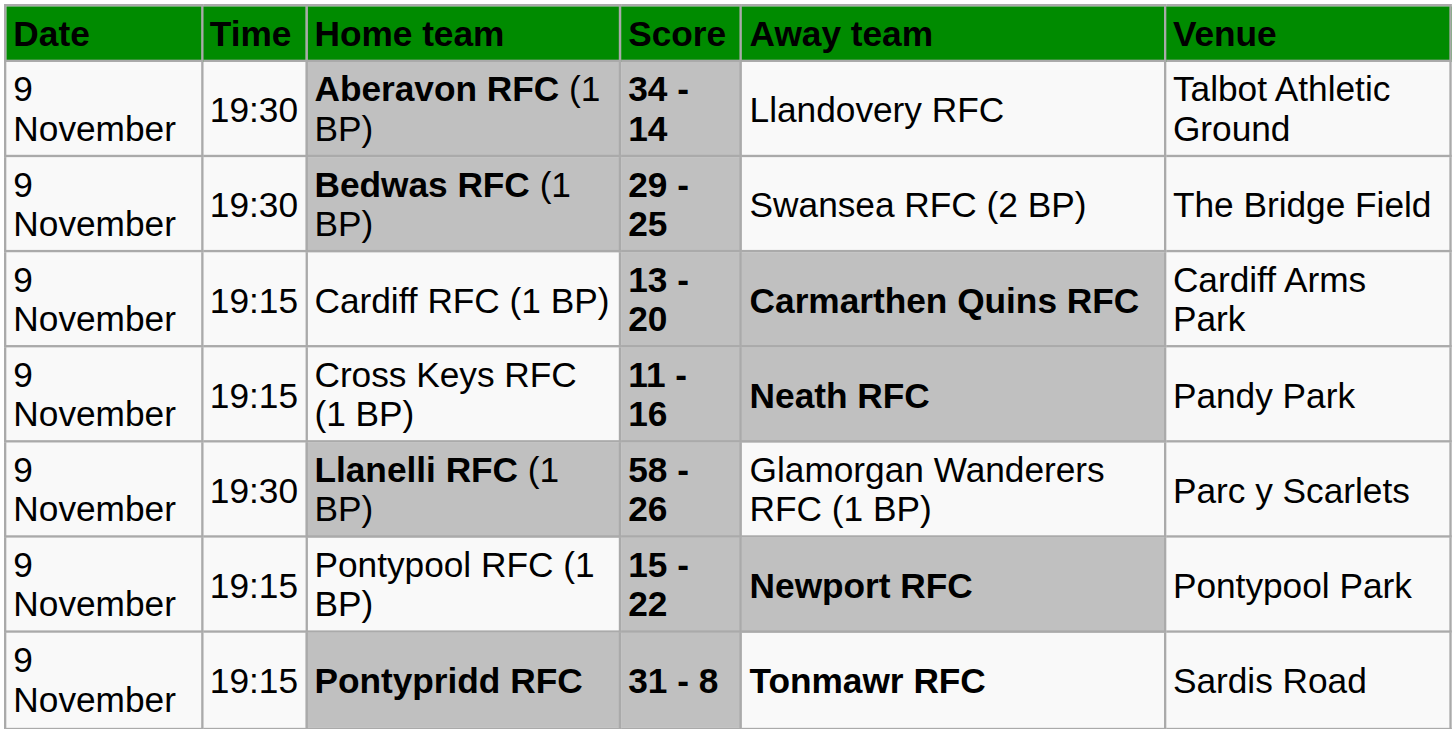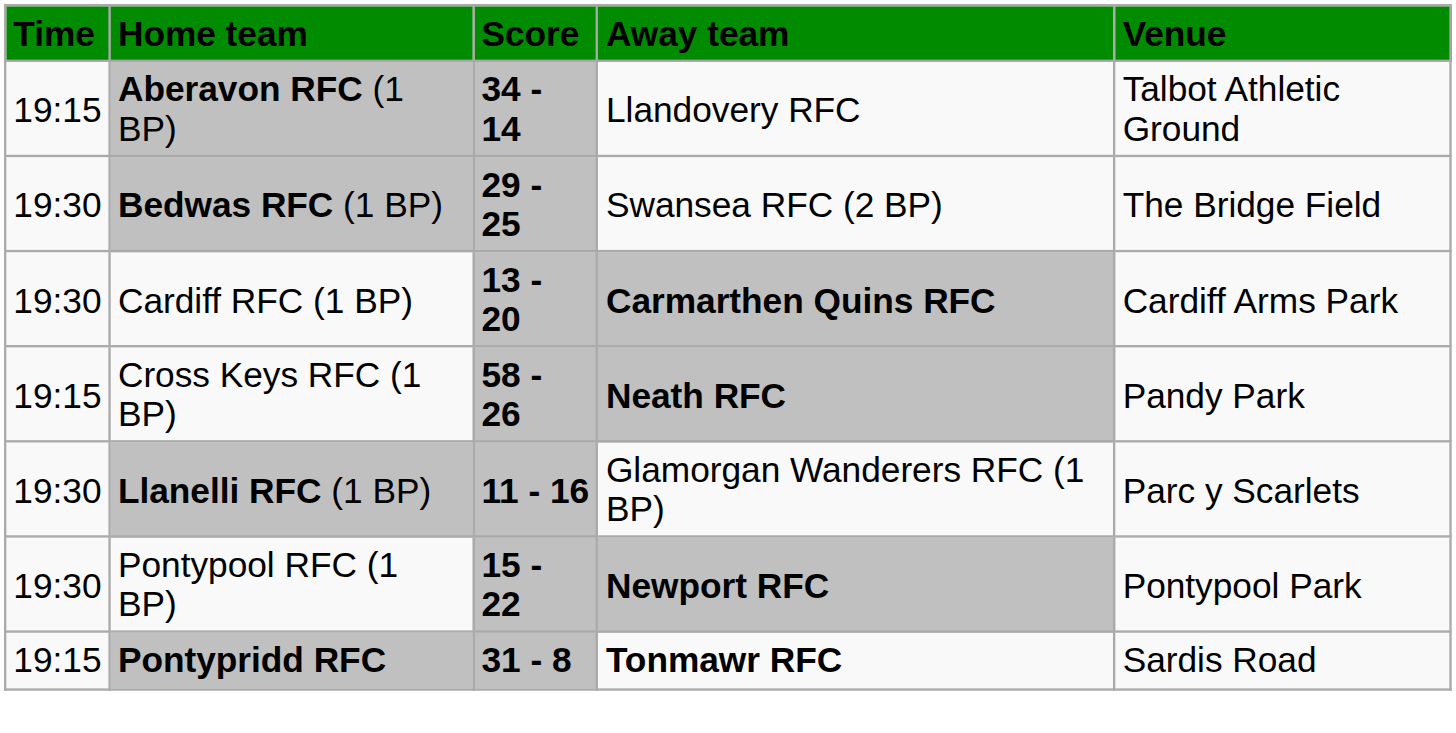- column: (52, 33)
(254, 109) 19:30 -> (57, 109) 19:15
(254, 299) 19:15 -> (57, 299) 19:30
(658, 394) 11 - 16 -> (512, 394) 58 - 26
(659, 490) 58 - 26 -> (535, 490) 11 - 16
(254, 585) 19:15 -> (57, 585) 19:30
